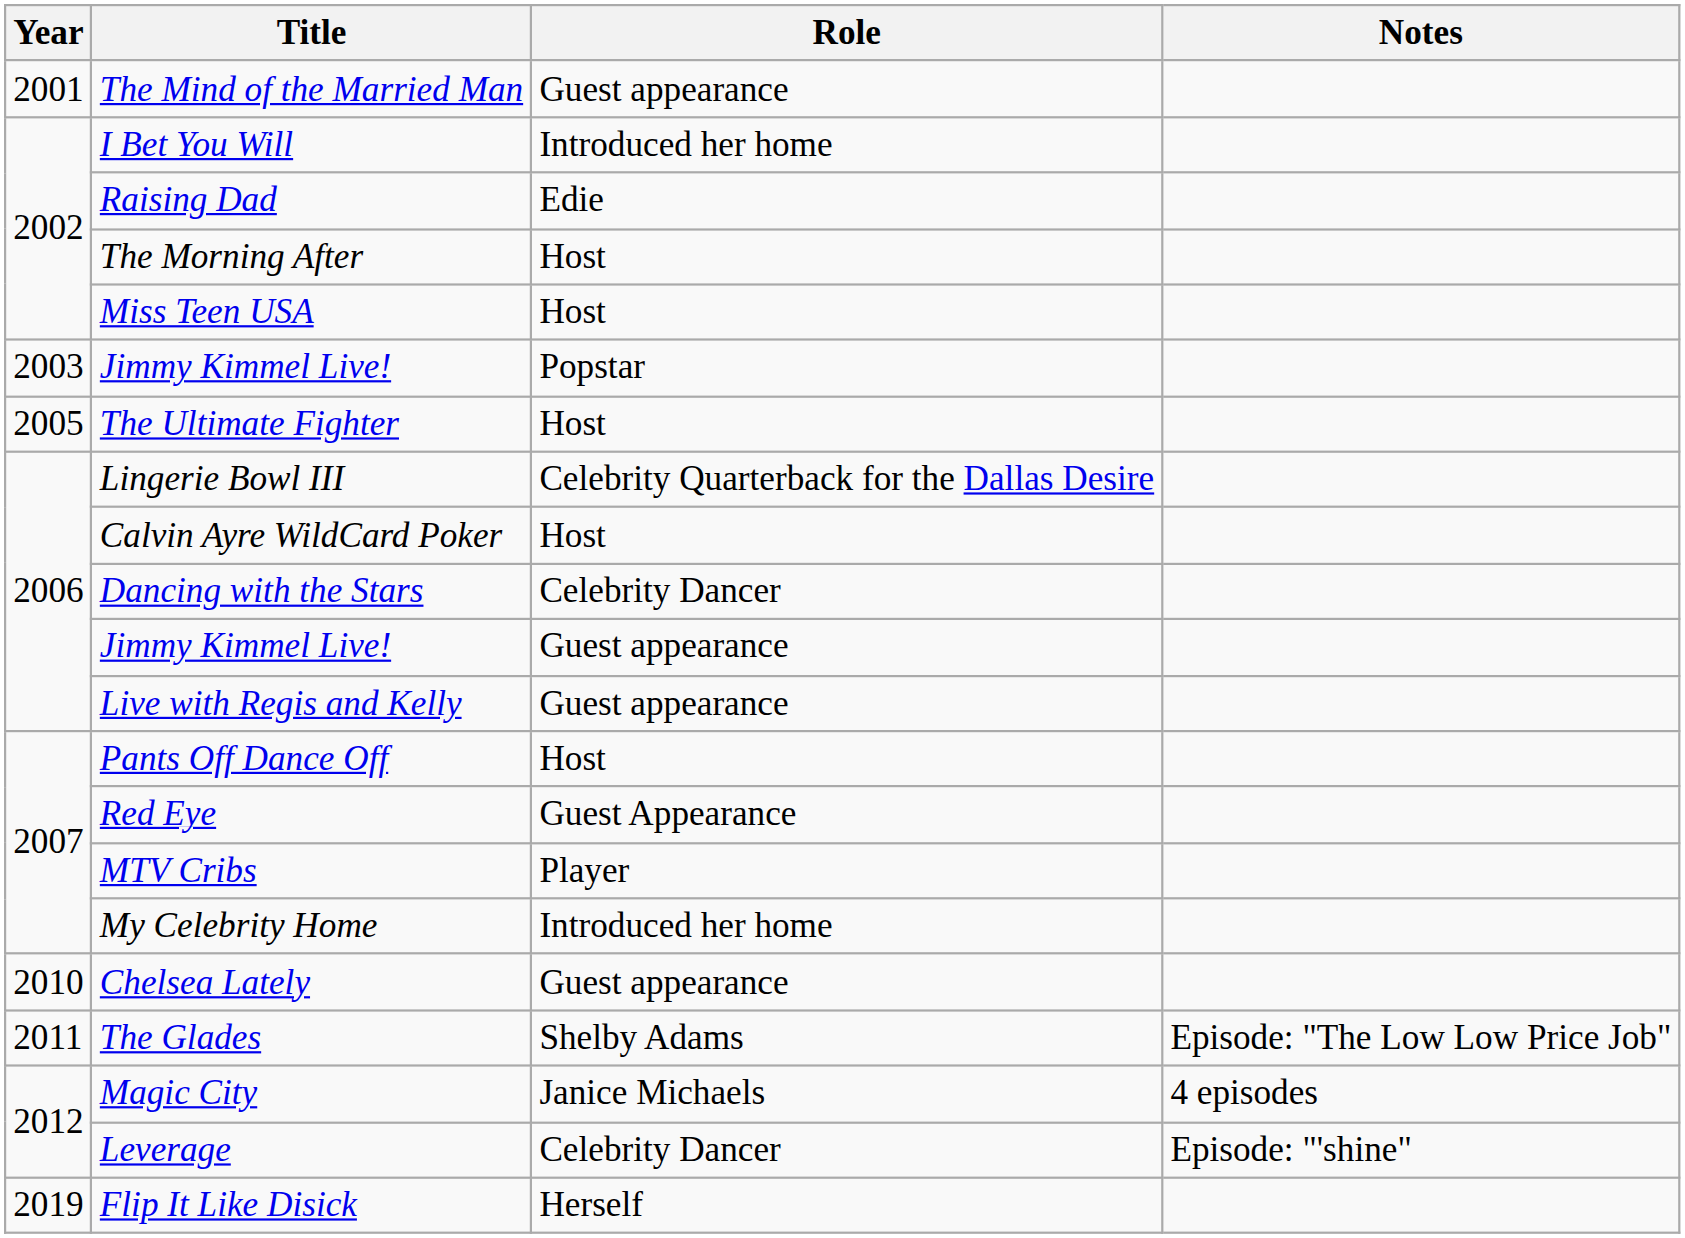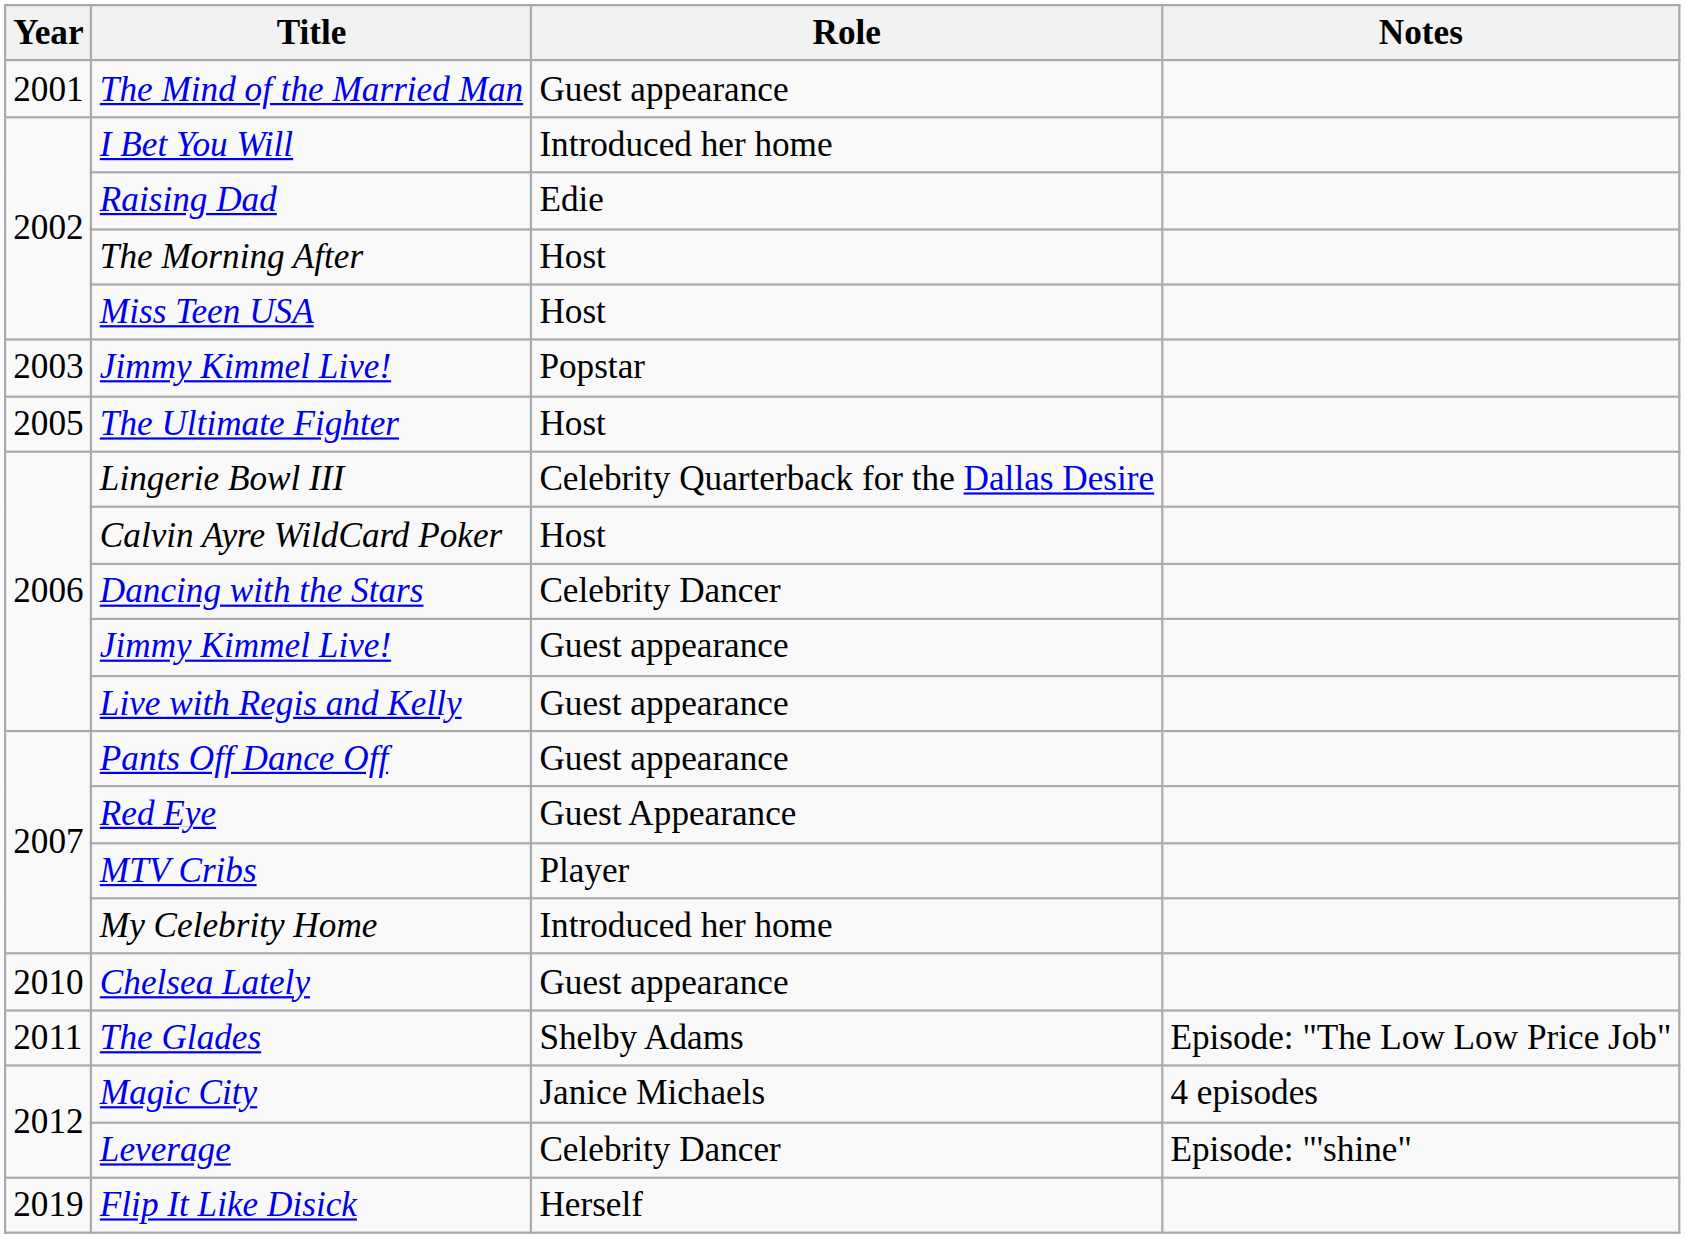(573, 758) Host -> (664, 758) Guest appearance
